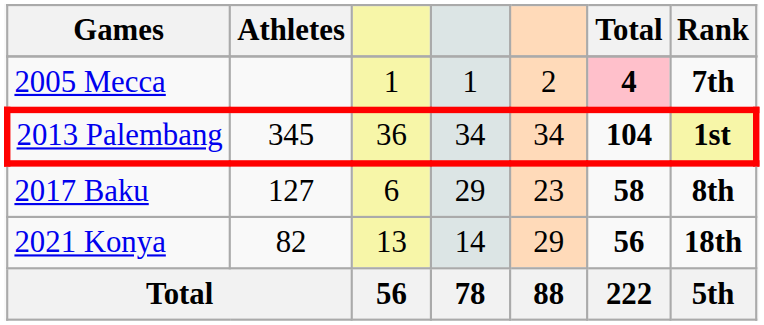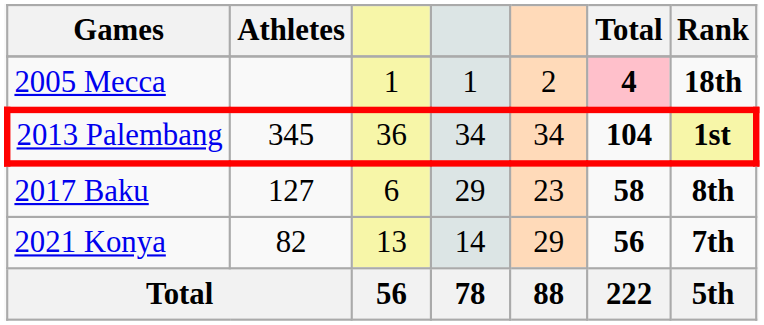(713, 81) 7th -> (713, 81) 18th
(713, 242) 18th -> (713, 242) 7th
